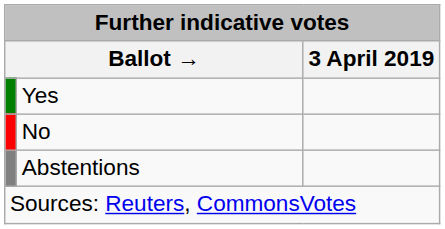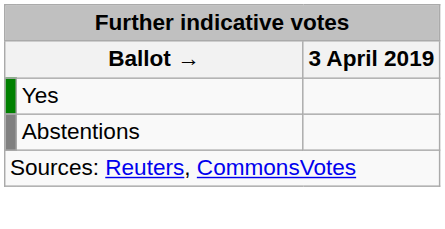- row: (36, 131)
